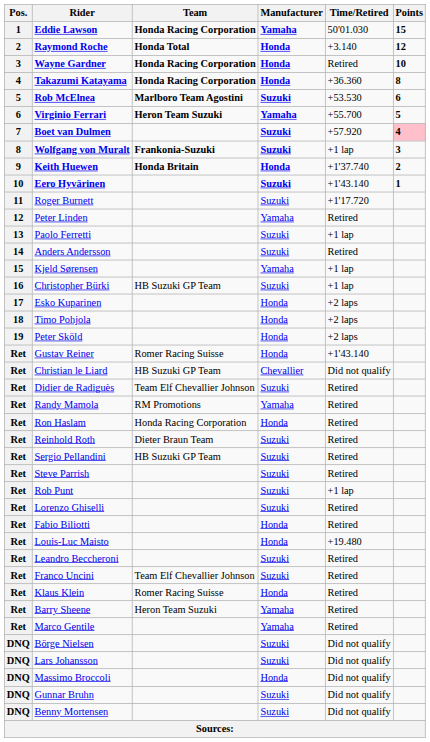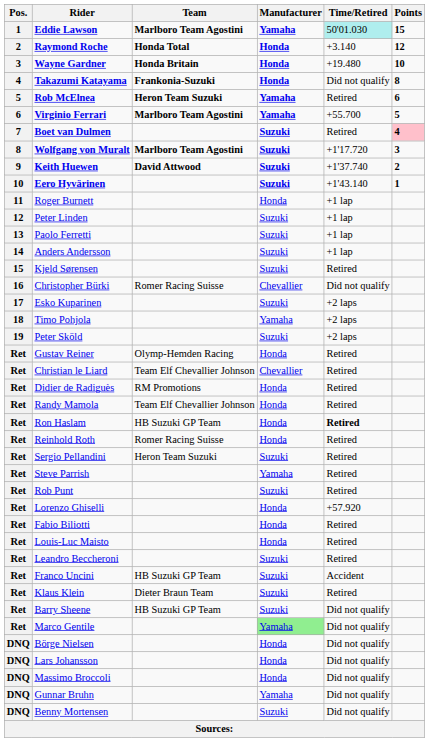(195, 30) Honda Racing Corporation -> (189, 30) Marlboro Team Agostini
(348, 30) no background -> (347, 30) paleturquoise background
(195, 64) Honda Racing Corporation -> (167, 64) Honda Britain
(343, 64) Retired -> (344, 64) +19.480
(195, 81) Honda Racing Corporation -> (175, 81) Frankonia-Suzuki
(345, 81) +36.360 -> (358, 81) Did not qualify
(189, 98) Marlboro Team Agostini -> (178, 98) Heron Team Suzuki
(276, 98) Suzuki -> (277, 98) Yamaha
(345, 98) +53.530 -> (342, 98) Retired
(178, 115) Heron Team Suzuki -> (189, 115) Marlboro Team Agostini
(345, 132) +57.920 -> (342, 132) Retired
(175, 149) Frankonia-Suzuki -> (189, 149) Marlboro Team Agostini
(341, 149) +1 lap -> (347, 149) +1'17.720
(167, 166) Honda Britain -> (168, 166) David Attwood
(275, 166) Honda -> (275, 166) Suzuki
(275, 200) Suzuki -> (273, 200) Honda
(348, 200) +1'17.720 -> (340, 200) +1 lap
(277, 217) Yamaha -> (274, 217) Suzuki
(343, 217) Retired -> (340, 217) +1 lap
(343, 251) Retired -> (340, 251) +1 lap
(277, 268) Yamaha -> (274, 268) Suzuki
(341, 268) +1 lap -> (342, 268) Retired
(178, 285) HB Suzuki GP Team -> (179, 285) Romer Racing Suisse
(275, 285) Suzuki -> (281, 285) Chevallier
(341, 285) +1 lap -> (358, 285) Did not qualify
(274, 302) Honda -> (274, 302) Suzuki
(274, 319) Honda -> (276, 319) Yamaha
(274, 337) Honda -> (274, 337) Suzuki
(179, 354) Romer Racing Suisse -> (184, 354) Olymp-Hemden Racing
(348, 354) +1'43.140 -> (342, 354) Retired
(178, 371) HB Suzuki GP Team -> (195, 371) Team Elf Chevallier Johnson
(359, 371) Did not qualify -> (342, 371) Retired
(195, 388) Team Elf Chevallier Johnson -> (168, 388) RM Promotions
(275, 388) Suzuki -> (273, 388) Honda
(168, 405) RM Promotions -> (195, 405) Team Elf Chevallier Johnson
(277, 405) Yamaha -> (273, 405) Honda
(190, 422) Honda Racing Corporation -> (178, 422) HB Suzuki GP Team
(343, 422) normal -> (343, 422) bold
(174, 439) Dieter Braun Team -> (179, 439) Romer Racing Suisse
(275, 439) Suzuki -> (273, 439) Honda
(178, 456) HB Suzuki GP Team -> (176, 456) Heron Team Suzuki
(275, 473) Suzuki -> (276, 473) Yamaha
(341, 490) +1 lap -> (342, 490) Retired
(275, 507) Suzuki -> (273, 507) Honda
(343, 507) Retired -> (344, 507) +57.920
(345, 541) +19.480 -> (342, 541) Retired
(195, 575) Team Elf Chevallier Johnson -> (178, 575) HB Suzuki GP Team
(343, 575) Retired -> (345, 575) Accident
(179, 592) Romer Racing Suisse -> (174, 592) Dieter Braun Team
(274, 592) Honda -> (274, 592) Suzuki
(176, 609) Heron Team Suzuki -> (178, 609) HB Suzuki GP Team
(277, 609) Yamaha -> (274, 609) Suzuki
(343, 609) Retired -> (358, 609) Did not qualify
(277, 626) no background -> (276, 626) lightgreen background
(343, 626) Retired -> (358, 626) Did not qualify
(275, 643) Suzuki -> (273, 643) Honda
(275, 660) Suzuki -> (273, 660) Honda
(275, 694) Suzuki -> (276, 694) Yamaha
